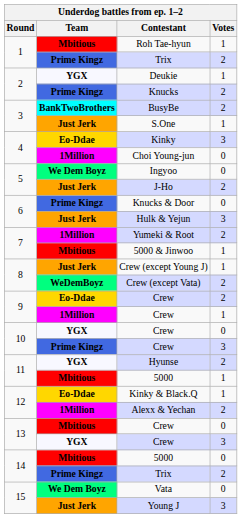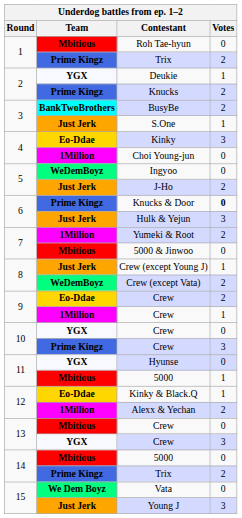(223, 44) 1 -> (223, 44) 0
(77, 171) We Dem Boyz -> (77, 171) WeDemBoyz
(223, 203) normal -> (223, 203) bold
(223, 251) 1 -> (223, 251) 0
(223, 362) 2 -> (223, 362) 0
